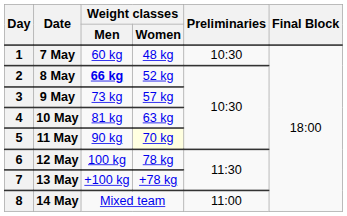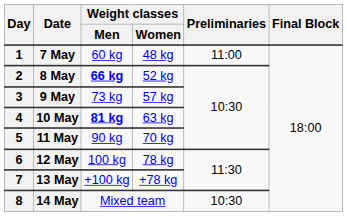(226, 55) 10:30 -> (226, 55) 11:00
(107, 117) normal -> (107, 117) bold
(158, 138) lightyellow background -> (158, 138) no background
(226, 201) 11:00 -> (226, 201) 10:30
